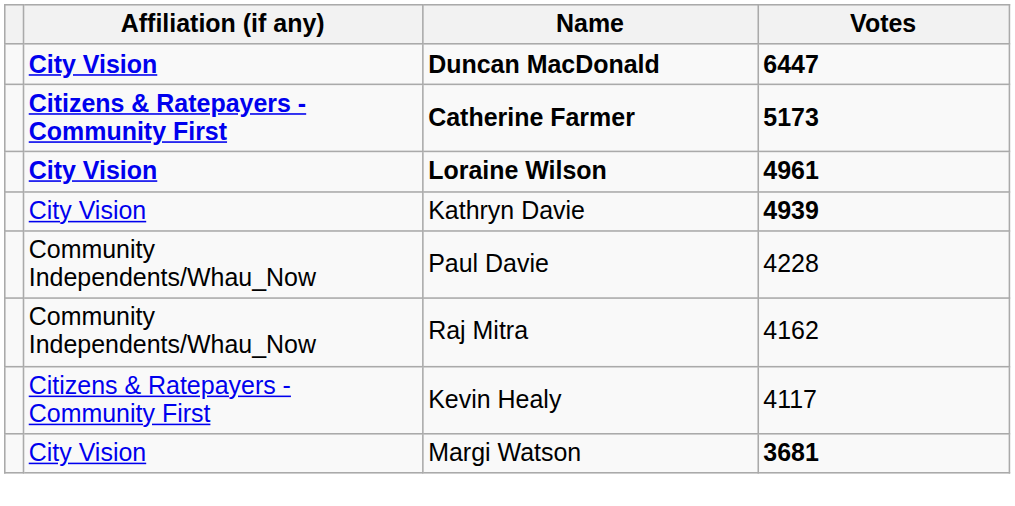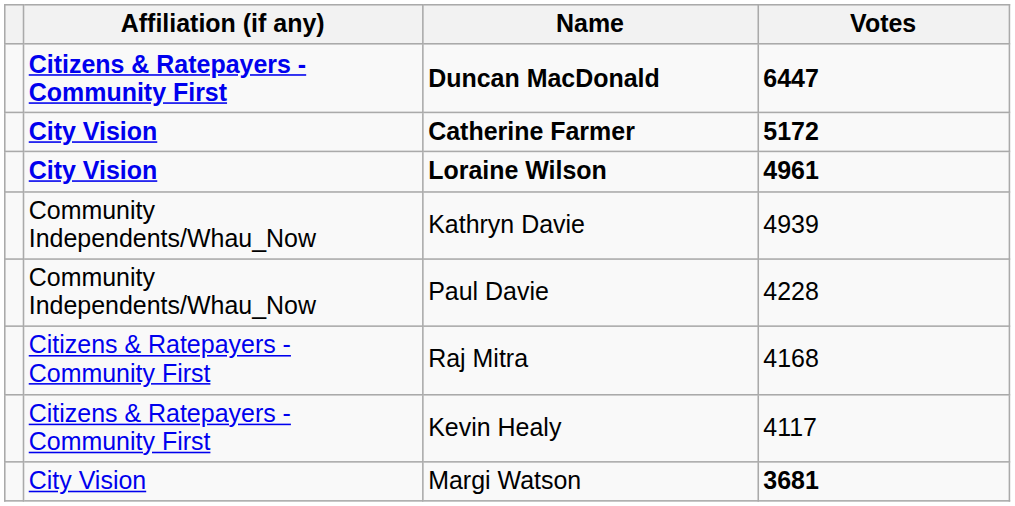(93, 63) City Vision -> (167, 77) Citizens & Ratepayers - Community First
(167, 117) Citizens & Ratepayers - Community First -> (93, 131) City Vision
(791, 117) 5173 -> (791, 131) 5172
(87, 210) City Vision -> (172, 224) Community Independents/Whau_Now
(791, 210) bold -> (791, 224) normal
(172, 332) Community Independents/Whau_Now -> (160, 360) Citizens & Ratepayers - Community First
(791, 332) 4162 -> (791, 360) 4168
